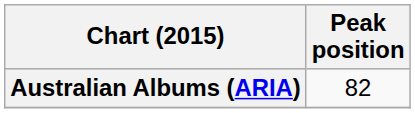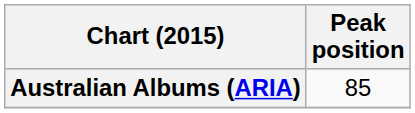(358, 88) 82 -> (358, 88) 85
